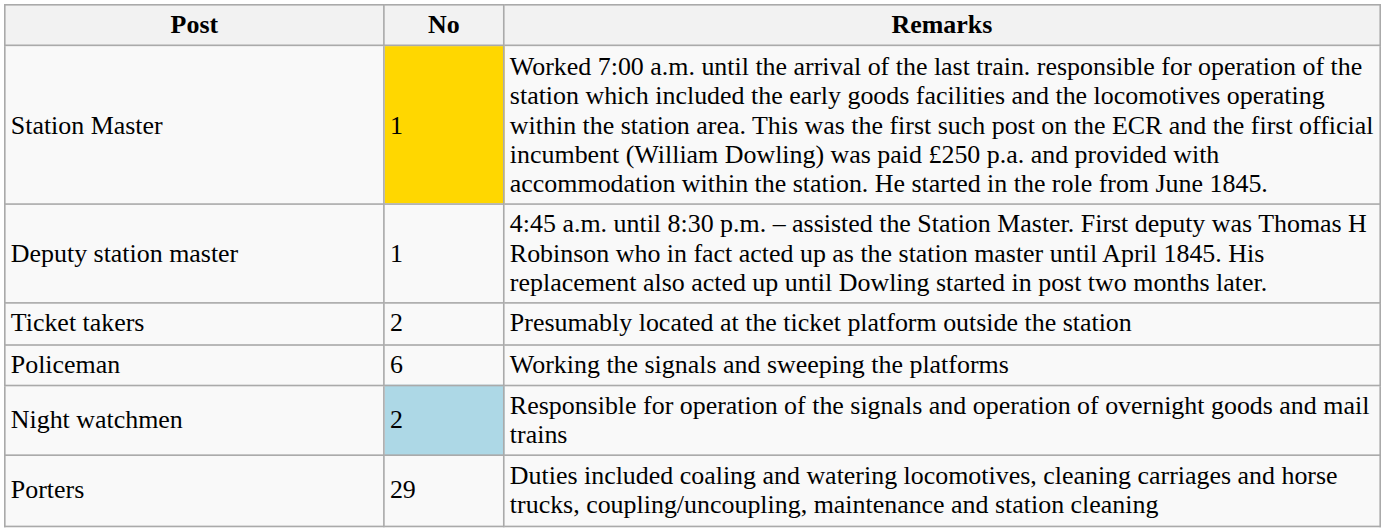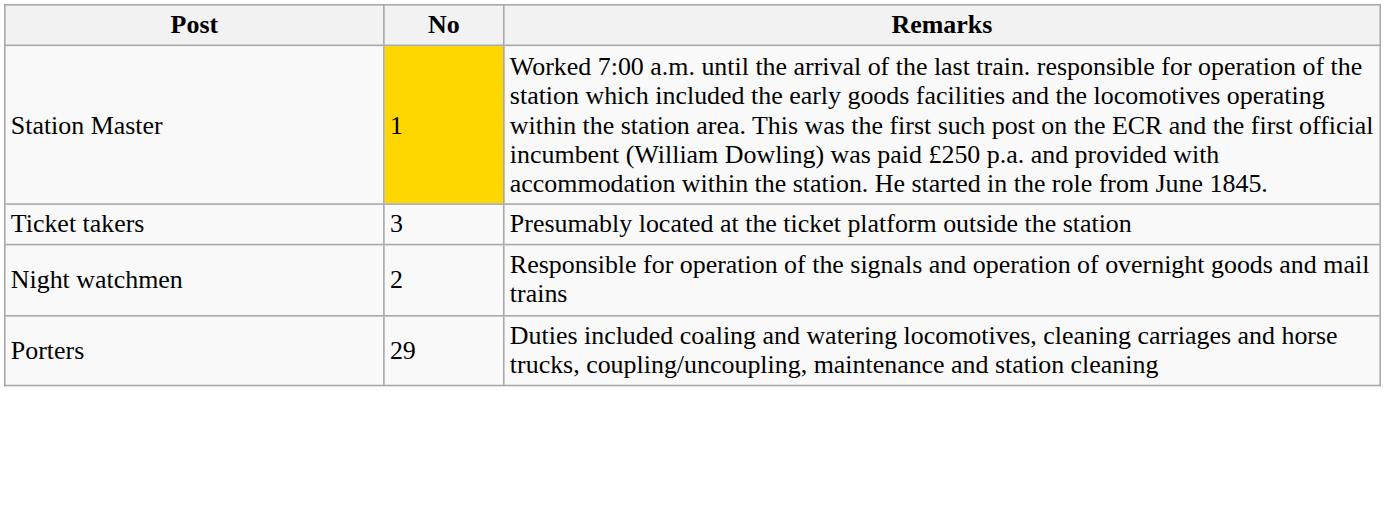- row: (125, 253)
(396, 323) 2 -> (396, 223) 3
- row: (65, 364)
(396, 420) lightblue background -> (396, 279) no background
